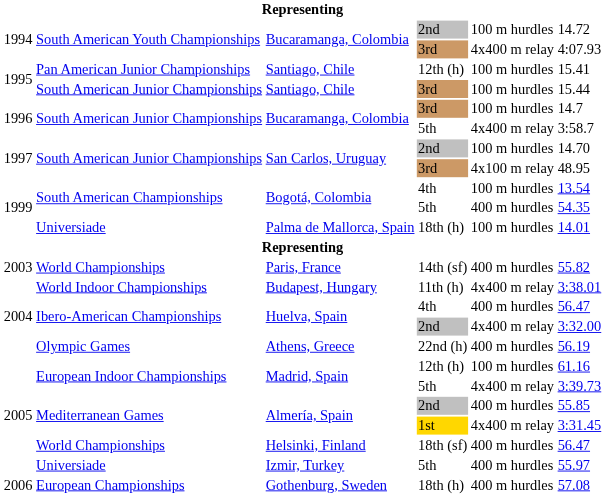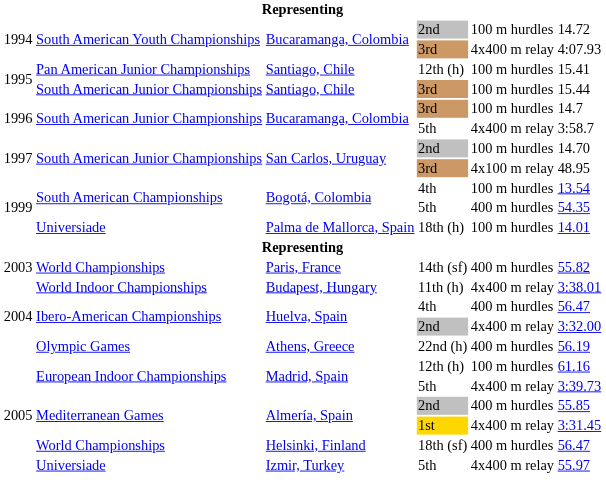(512, 465) 400 m hurdles -> (512, 465) 4x400 m relay
- row: (326, 485)
